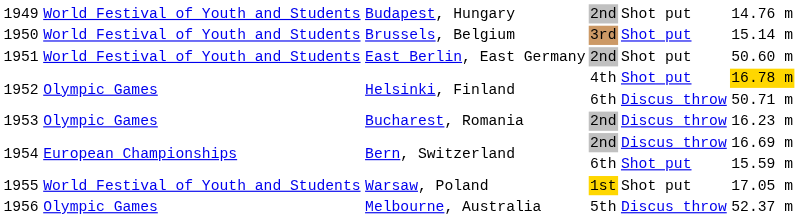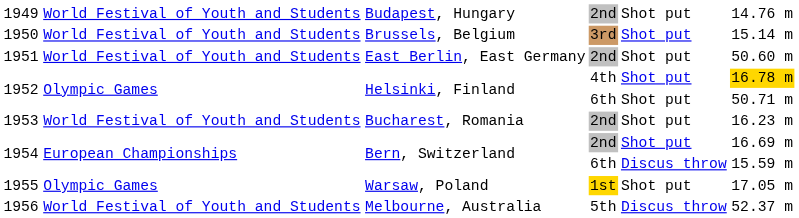(674, 100) Discus throw -> (656, 100) Shot put
(100, 121) Olympic Games -> (202, 121) World Festival of Youth and Students
(674, 121) Discus throw -> (656, 121) Shot put
(674, 143) Discus throw -> (656, 143) Shot put
(656, 164) Shot put -> (674, 164) Discus throw
(202, 186) World Festival of Youth and Students -> (100, 186) Olympic Games
(100, 207) Olympic Games -> (202, 207) World Festival of Youth and Students
